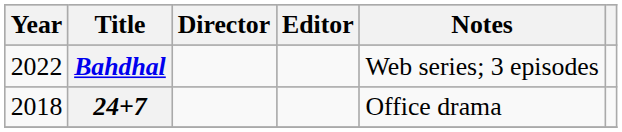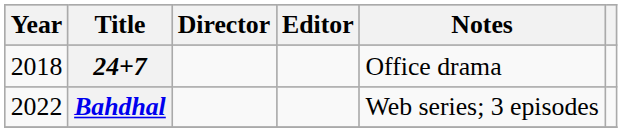rows swapped: (120, 106) <-> (120, 65)
